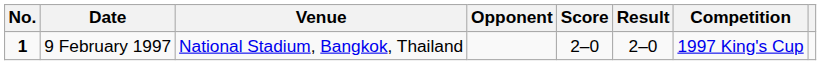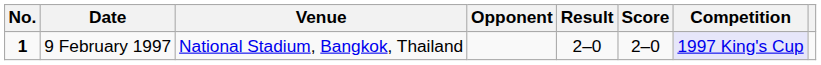columns swapped: (585, 18) <-> (643, 18)
(741, 45) no background -> (741, 45) lavender background
